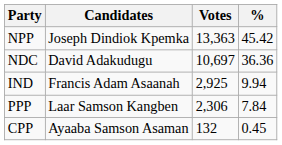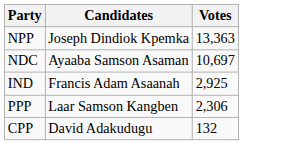- column: (257, 15)
(100, 60) David Adakudugu -> (118, 60) Ayaaba Samson Asaman
(118, 128) Ayaaba Samson Asaman -> (100, 128) David Adakudugu
